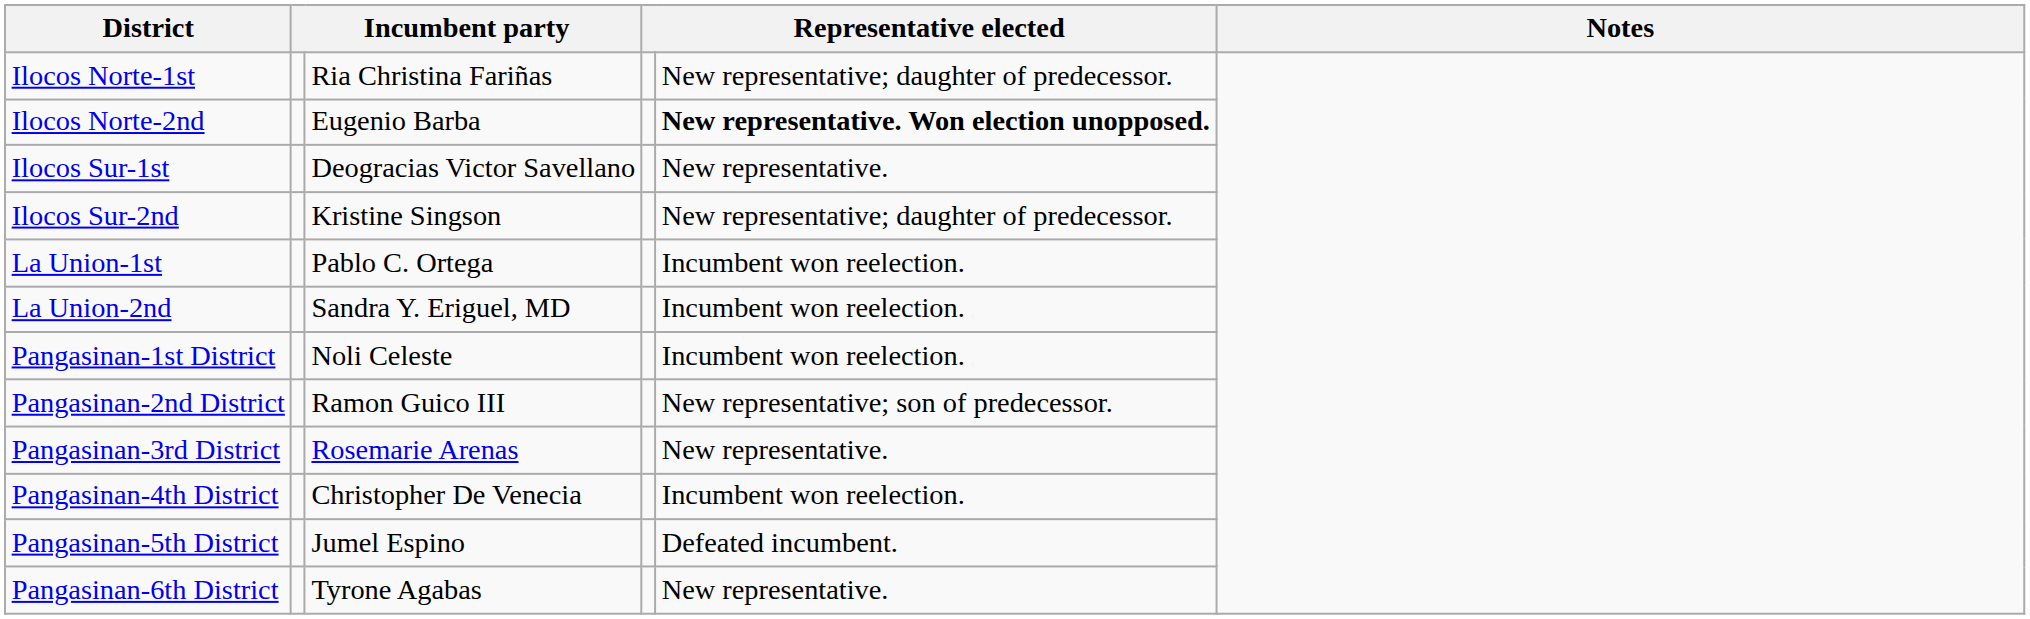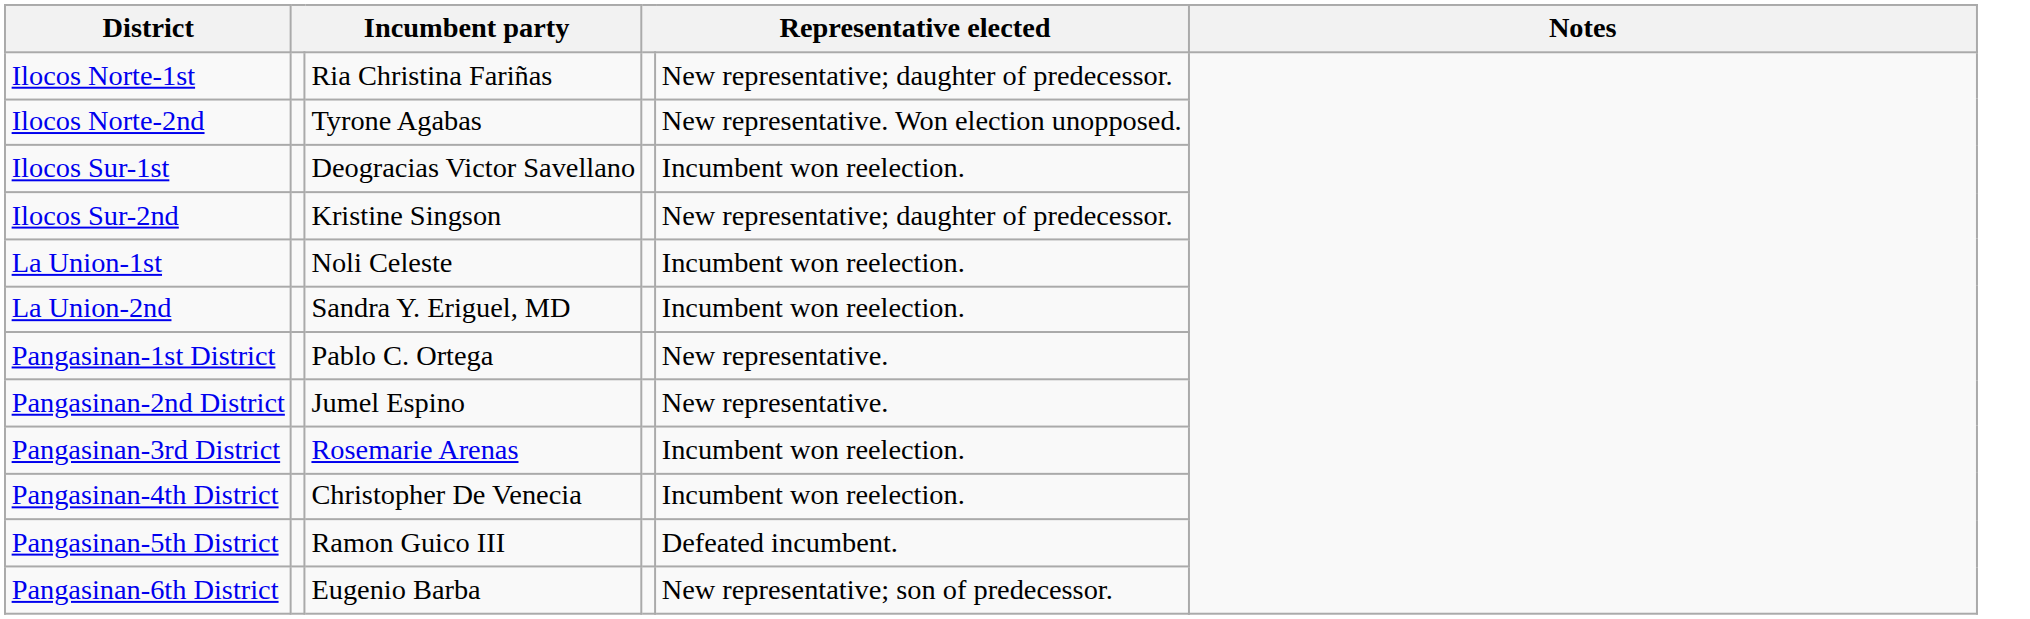(396, 121) Eugenio Barba -> (397, 121) Tyrone Agabas
(936, 121) bold -> (922, 121) normal
(775, 168) New representative. -> (813, 168) Incumbent won reelection.
(402, 262) Pablo C. Ortega -> (382, 262) Noli Celeste
(382, 355) Noli Celeste -> (402, 355) Pablo C. Ortega
(813, 355) Incumbent won reelection. -> (775, 355) New representative.
(408, 402) Ramon Guico III -> (388, 402) Jumel Espino
(887, 402) New representative; son of predecessor. -> (775, 402) New representative.
(775, 449) New representative. -> (813, 449) Incumbent won reelection.
(388, 542) Jumel Espino -> (408, 542) Ramon Guico III
(397, 589) Tyrone Agabas -> (396, 589) Eugenio Barba
(775, 589) New representative. -> (887, 589) New representative; son of predecessor.
